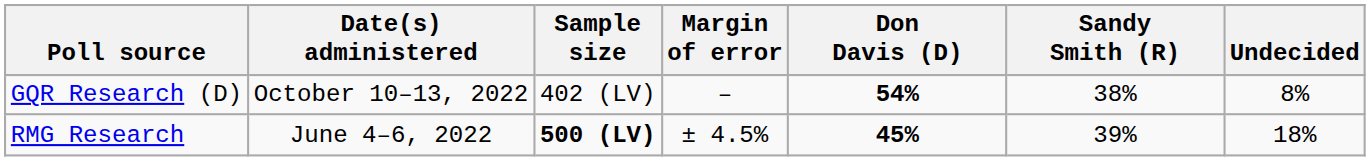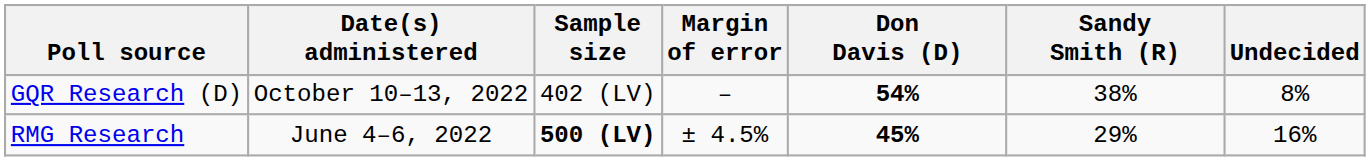(1115, 135) 39% -> (1115, 135) 29%
(1295, 135) 18% -> (1295, 135) 16%
